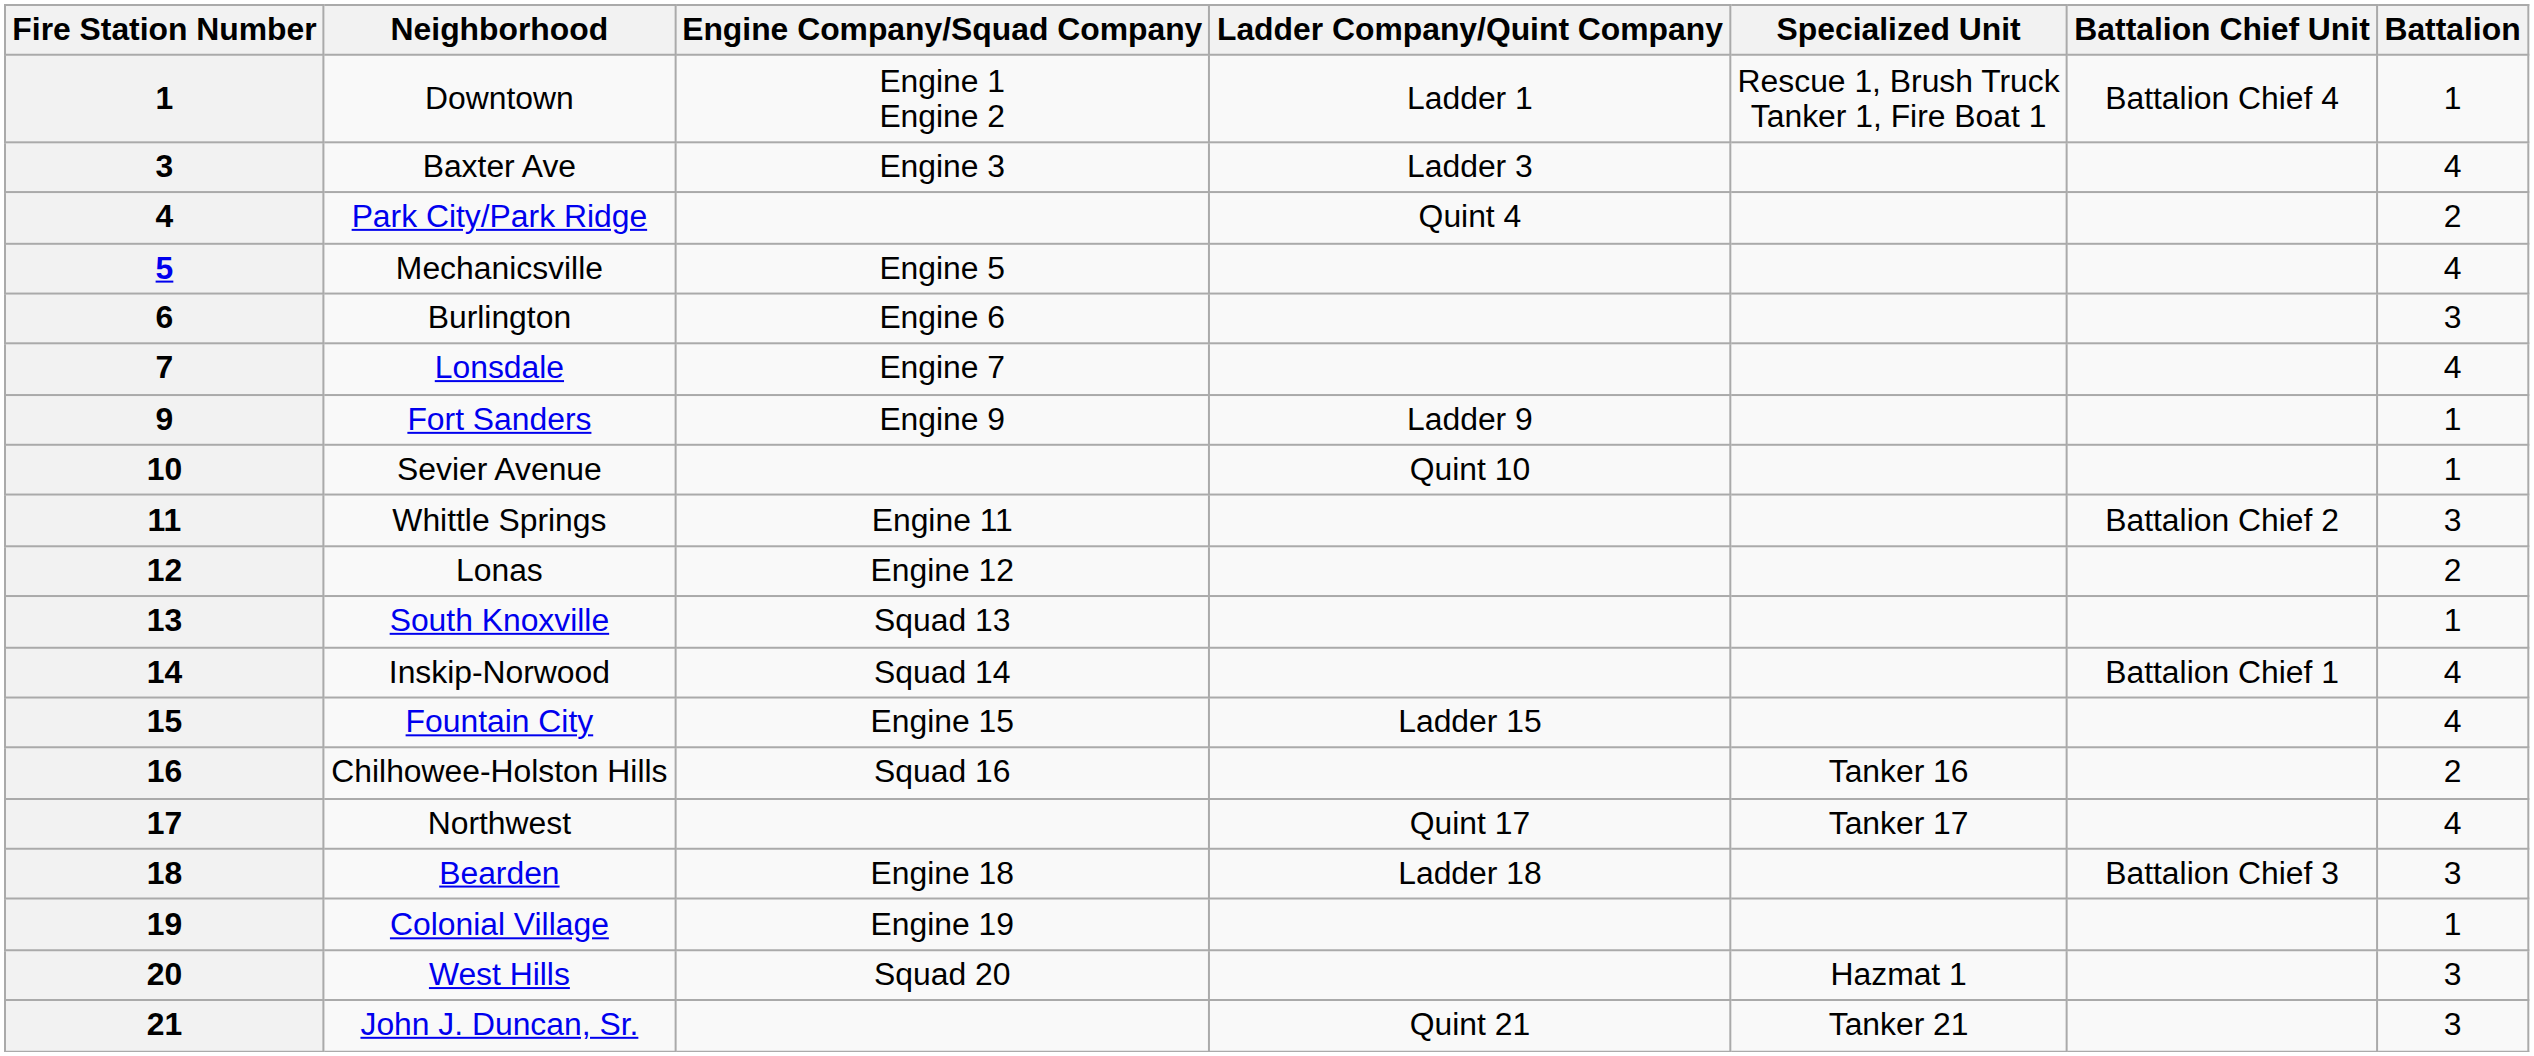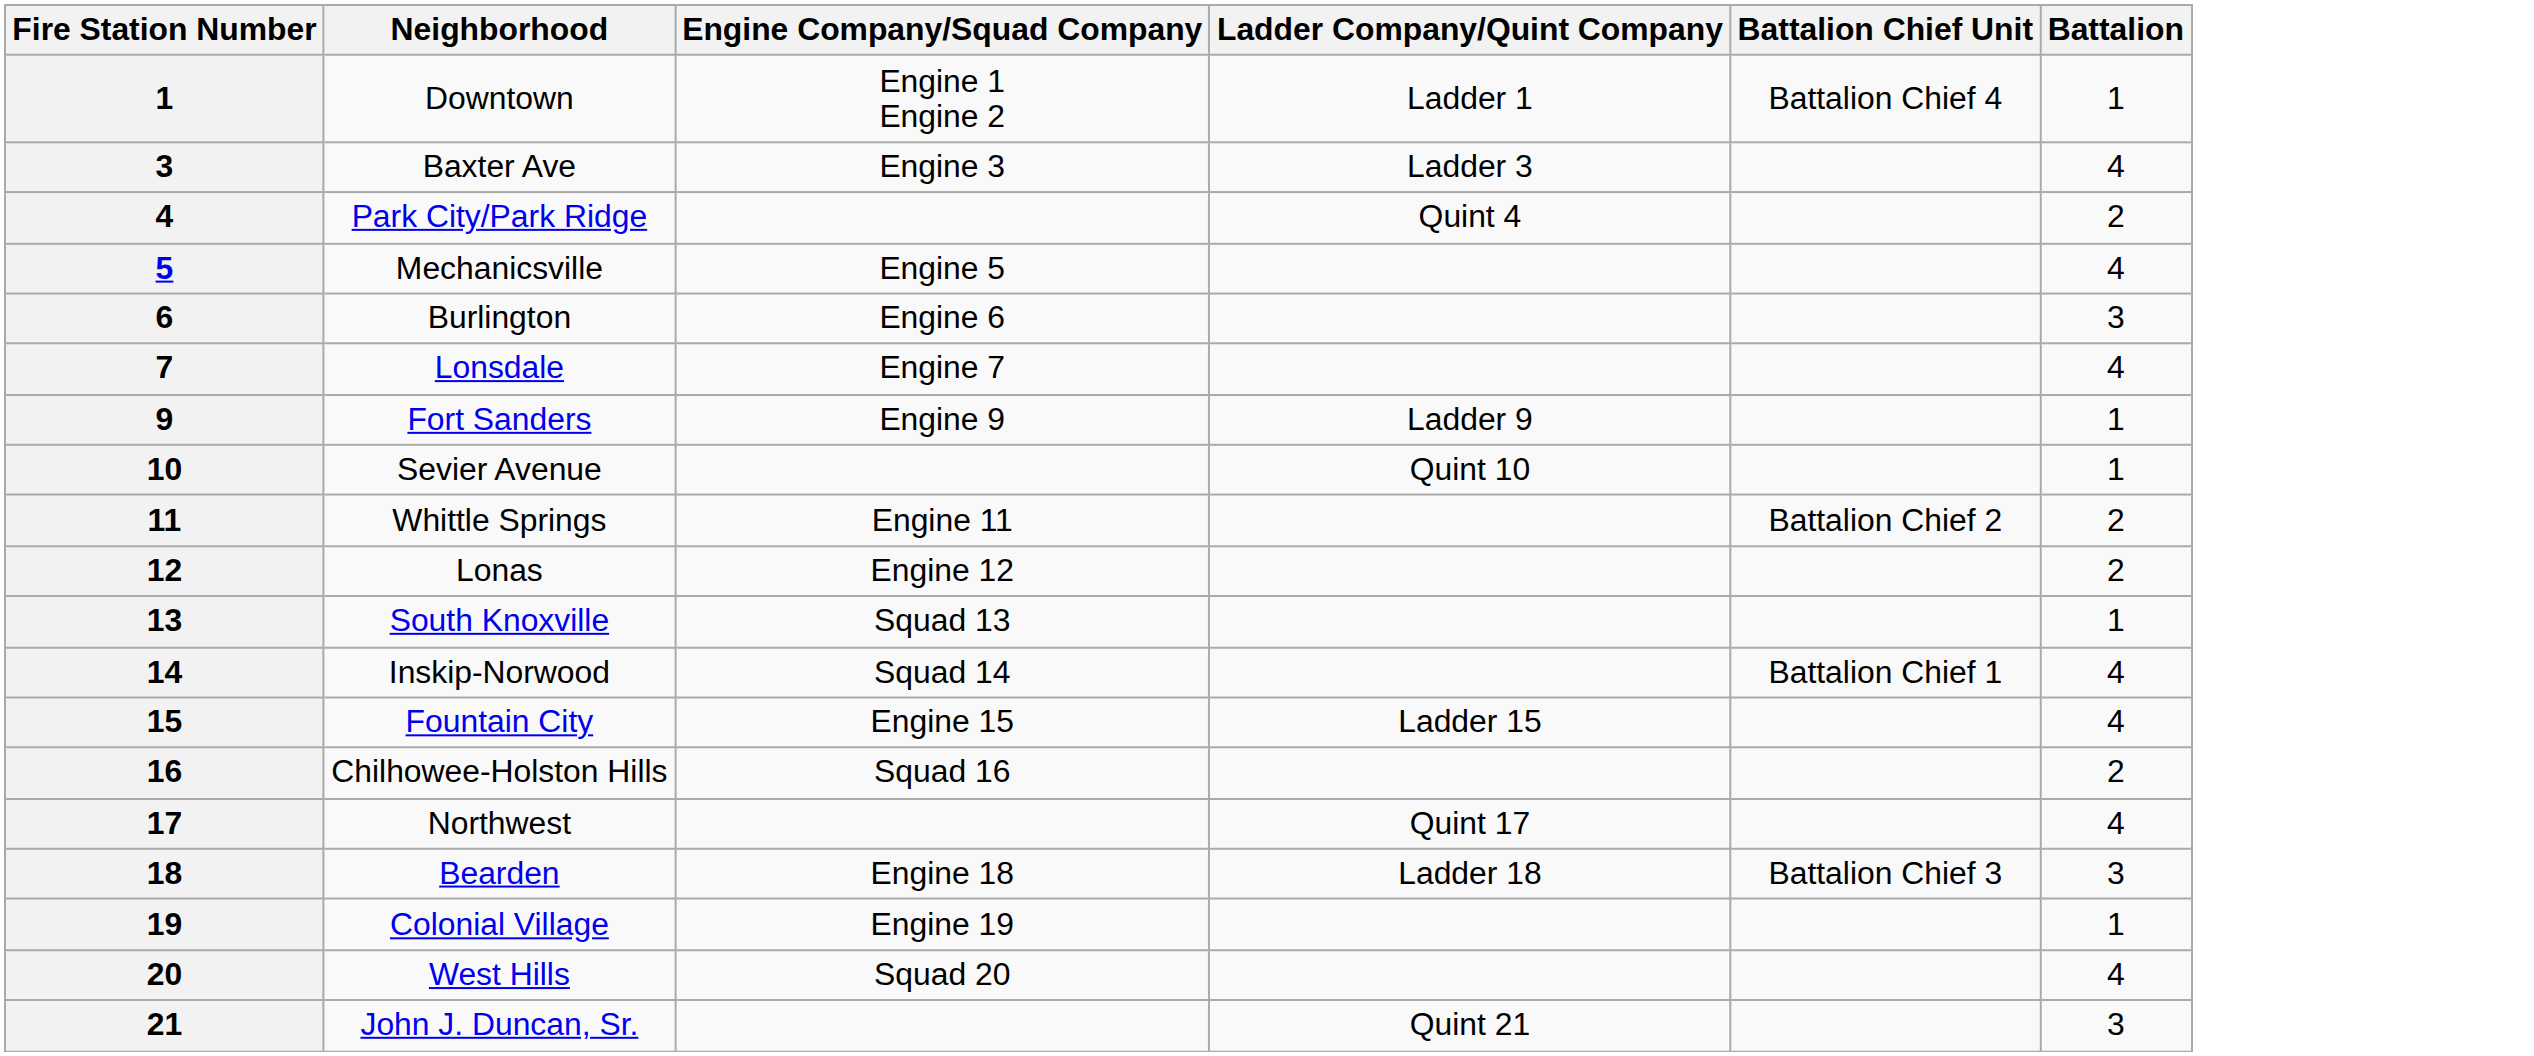- column: (1899, 29)
(2453, 520) 3 -> (2116, 520) 2
(2453, 974) 3 -> (2116, 974) 4
